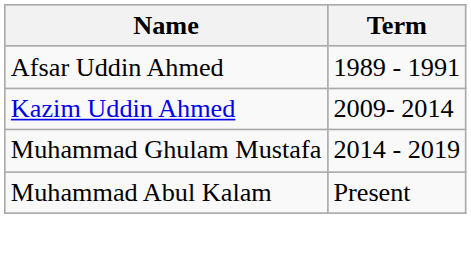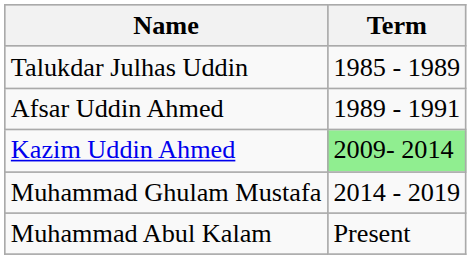+ row: (129, 66)
(394, 108) no background -> (394, 150) lightgreen background
